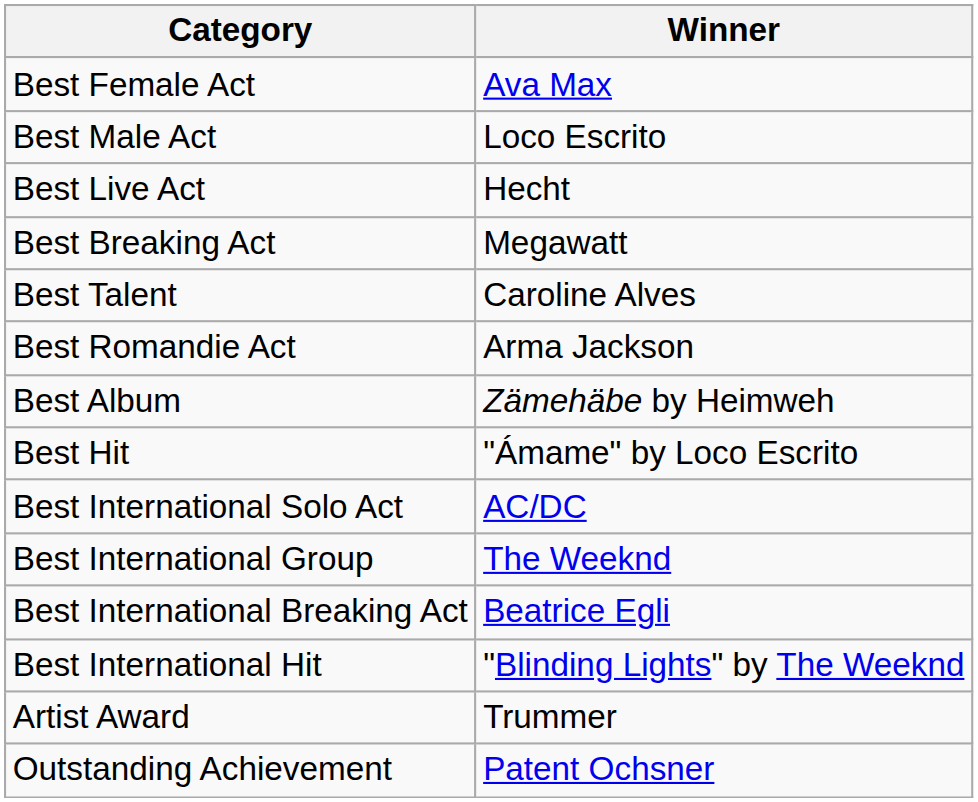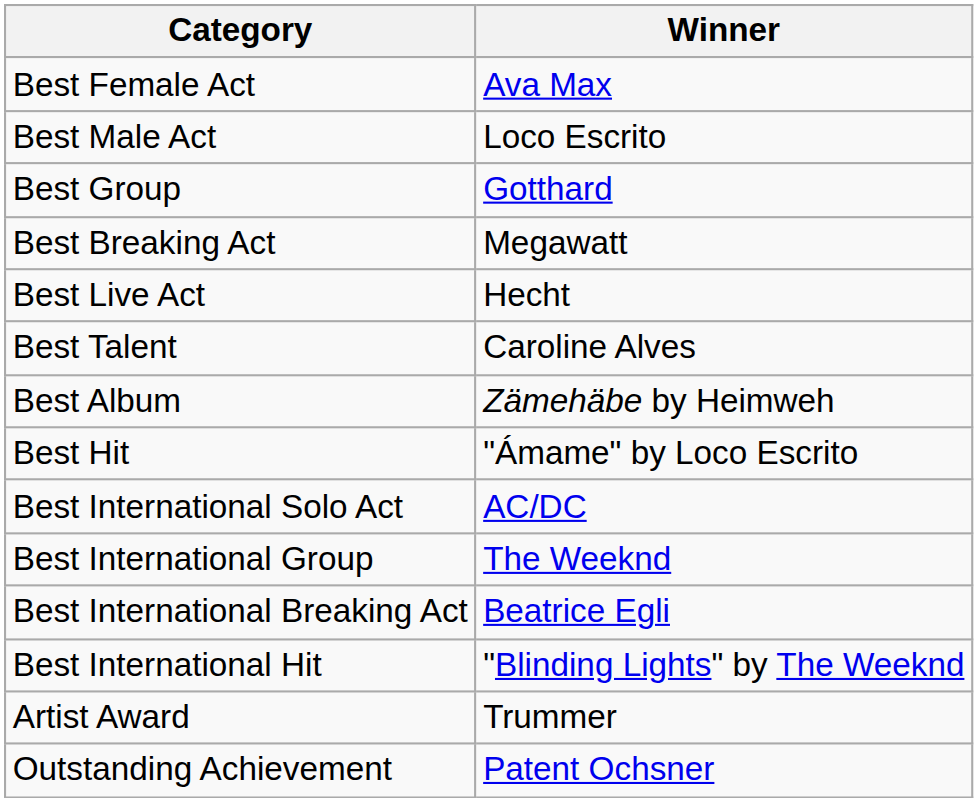+ row: (97, 189)
rows swapped: (144, 242) <-> (109, 189)
- row: (154, 347)
